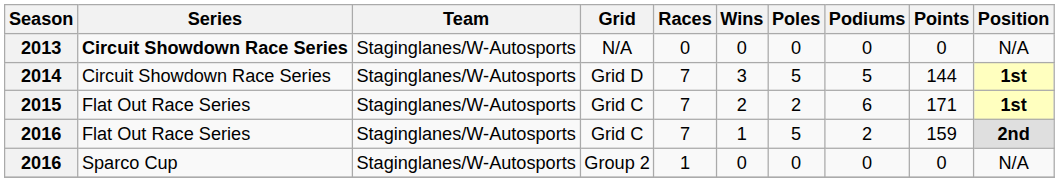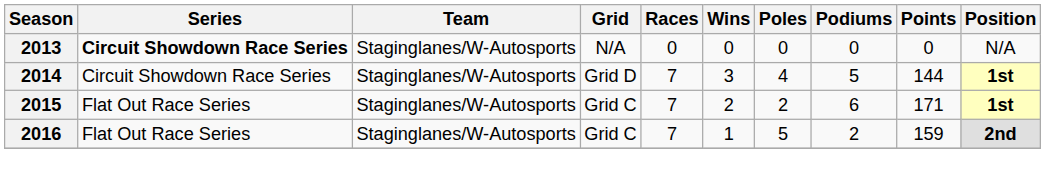(796, 77) 5 -> (783, 77) 4
- row: (41, 163)
